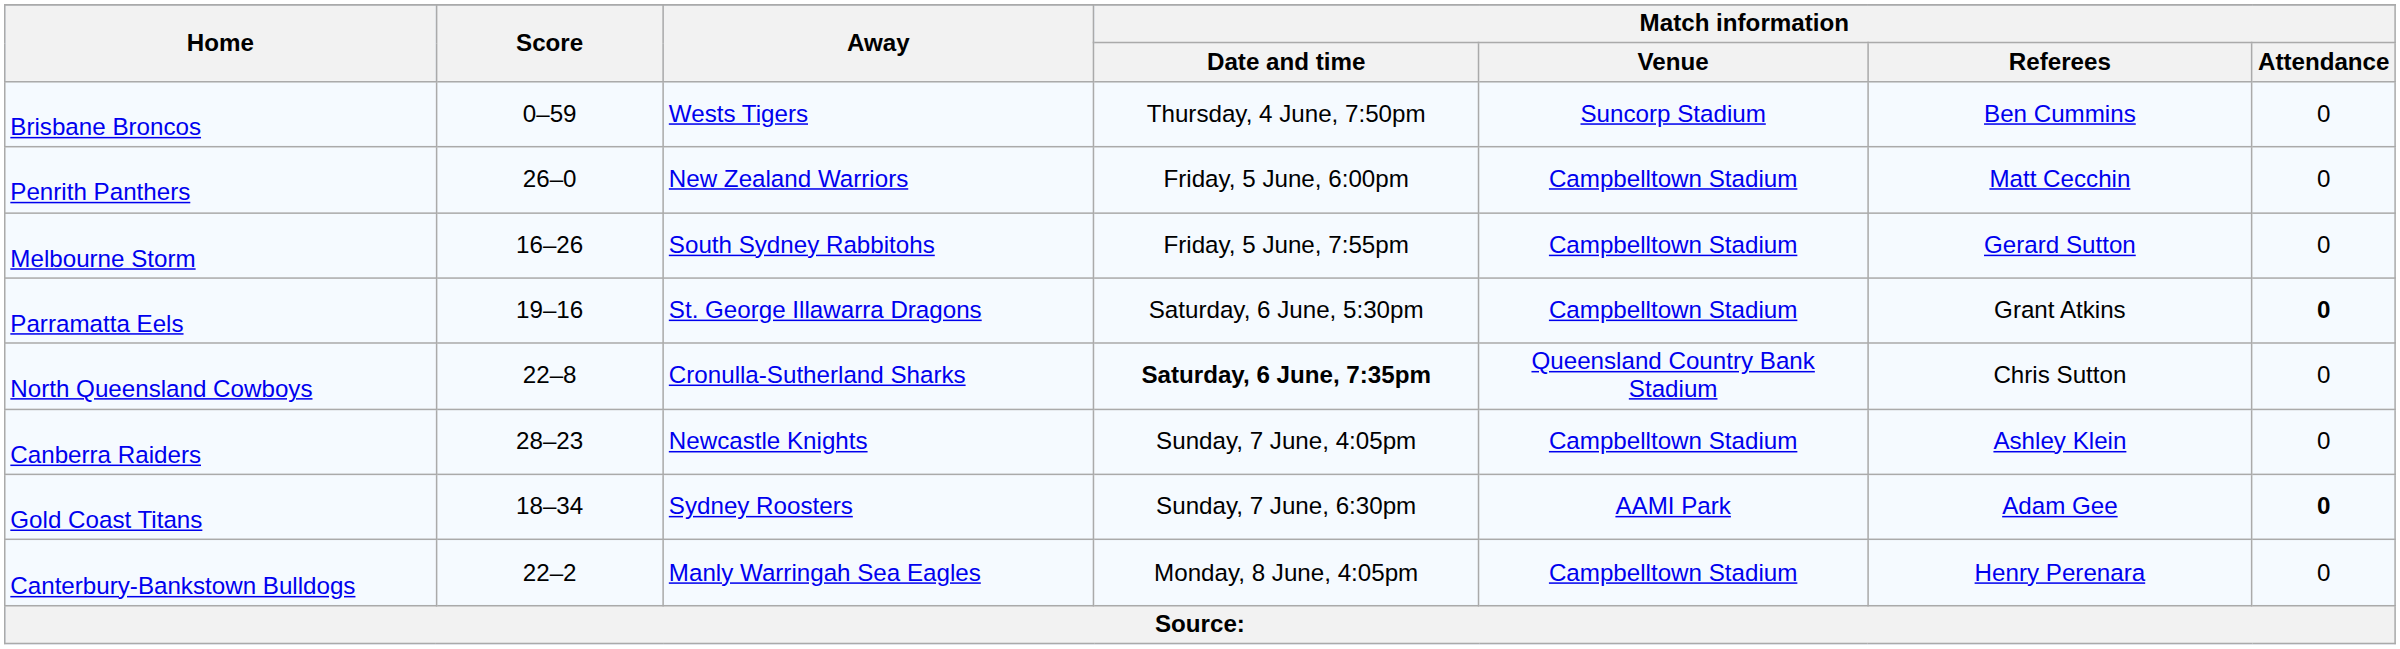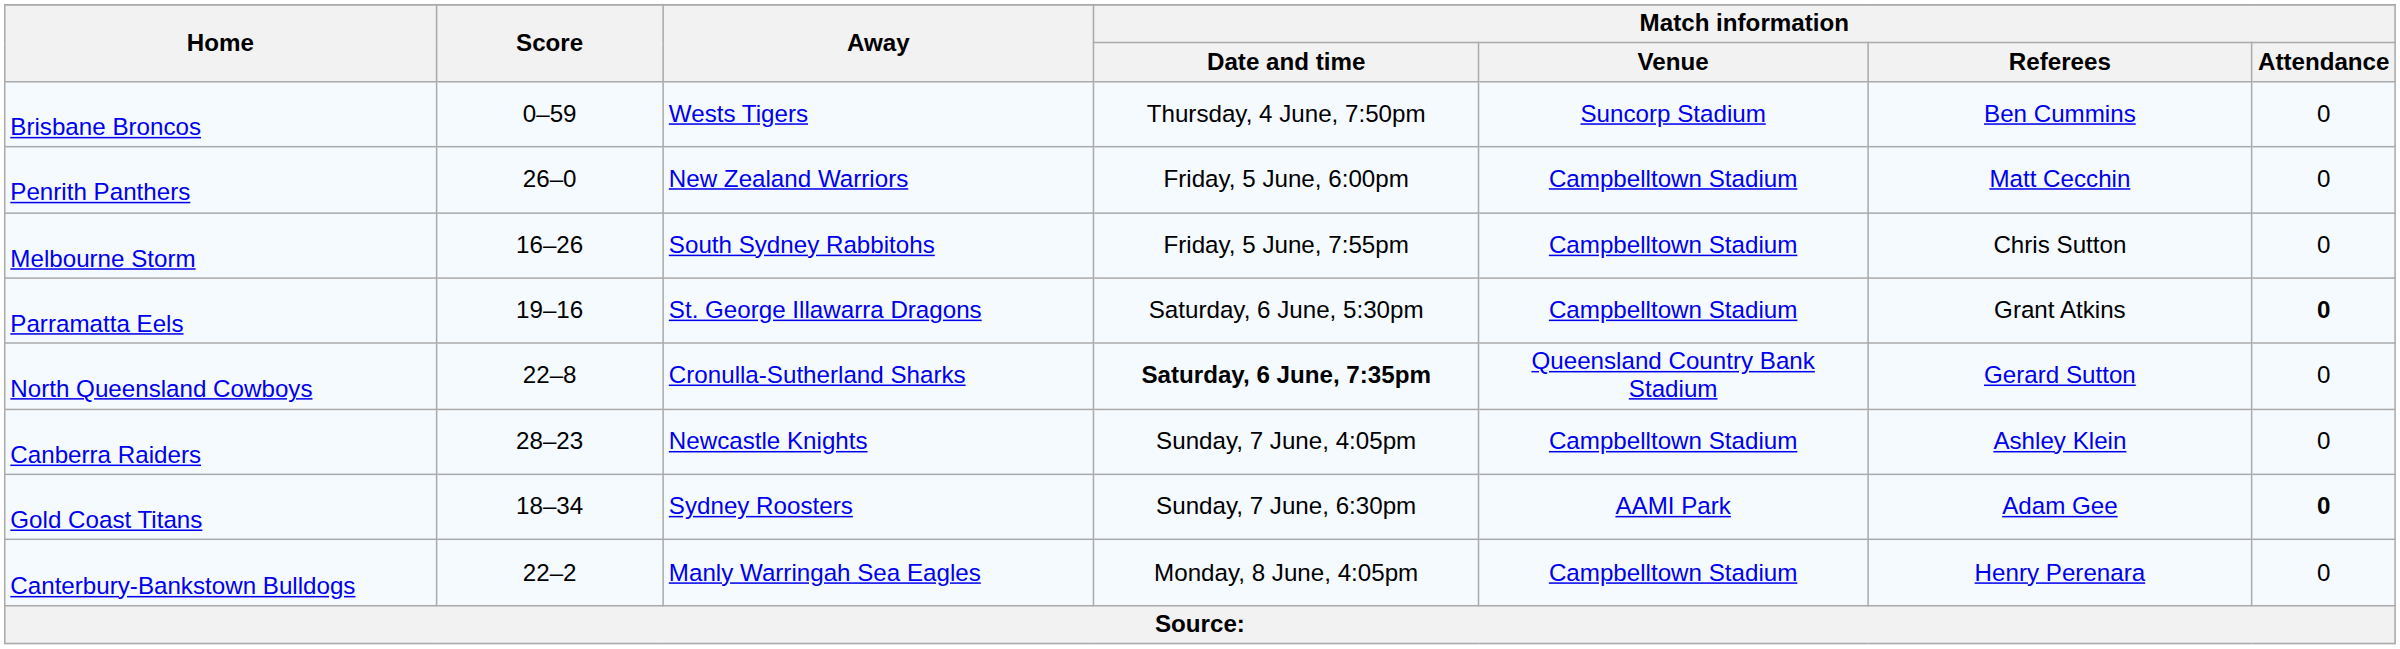(2060, 244) Gerard Sutton -> (2060, 244) Chris Sutton
(2060, 375) Chris Sutton -> (2060, 375) Gerard Sutton
